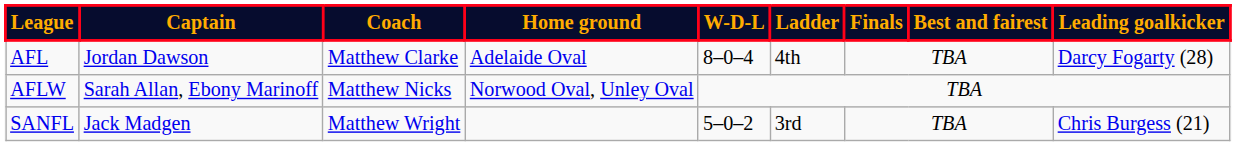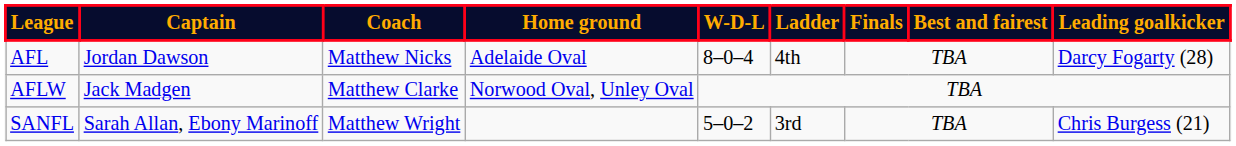(393, 57) Matthew Clarke -> (390, 57) Matthew Nicks
(201, 90) Sarah Allan, Ebony Marinoff -> (137, 90) Jack Madgen
(390, 90) Matthew Nicks -> (393, 90) Matthew Clarke
(137, 124) Jack Madgen -> (201, 124) Sarah Allan, Ebony Marinoff
